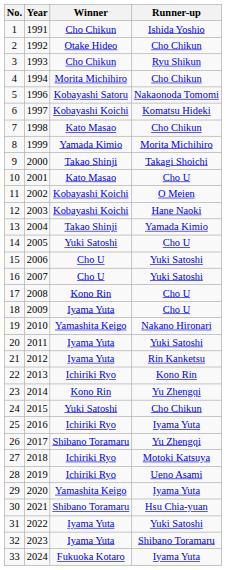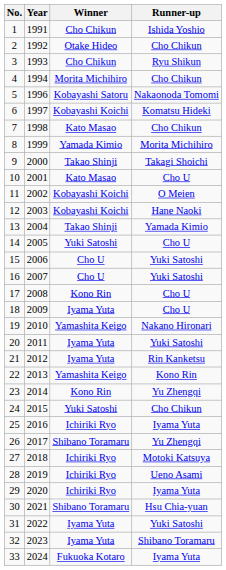(91, 375) Ichiriki Ryo -> (91, 375) Yamashita Keigo
(91, 491) Yamashita Keigo -> (91, 491) Ichiriki Ryo
